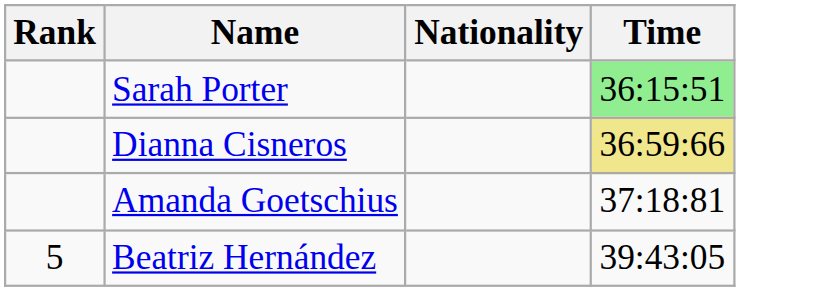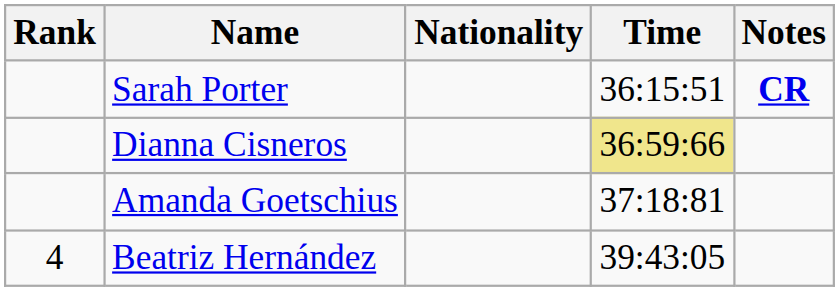+ column: (784, 32)
(662, 88) lightgreen background -> (662, 88) no background
(55, 256) 5 -> (55, 256) 4
